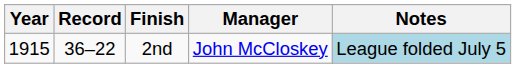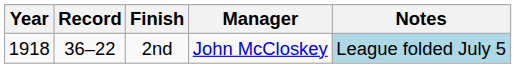(29, 48) 1915 -> (29, 48) 1918
